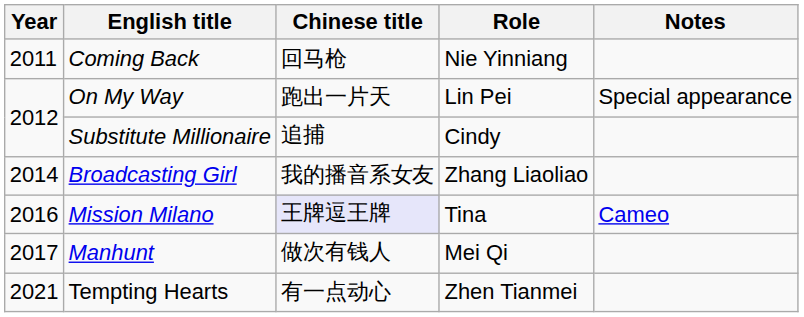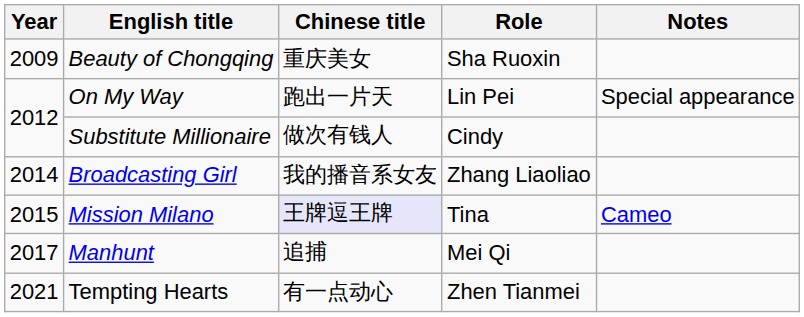+ row: (171, 58)
- row: (134, 58)
(303, 135) 追捕 -> (338, 135) 做次有钱人
(34, 214) 2016 -> (34, 214) 2015
(336, 252) 做次有钱人 -> (305, 252) 追捕
